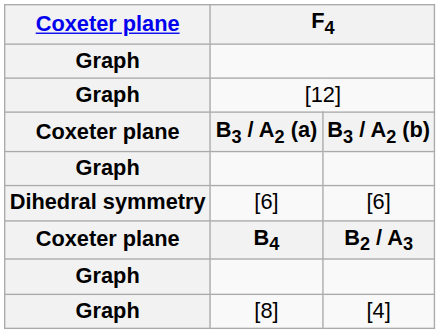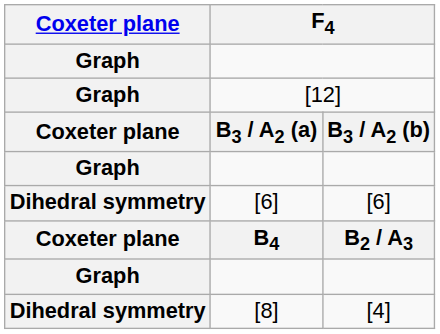(108, 310) Graph -> (108, 310) Dihedral symmetry
